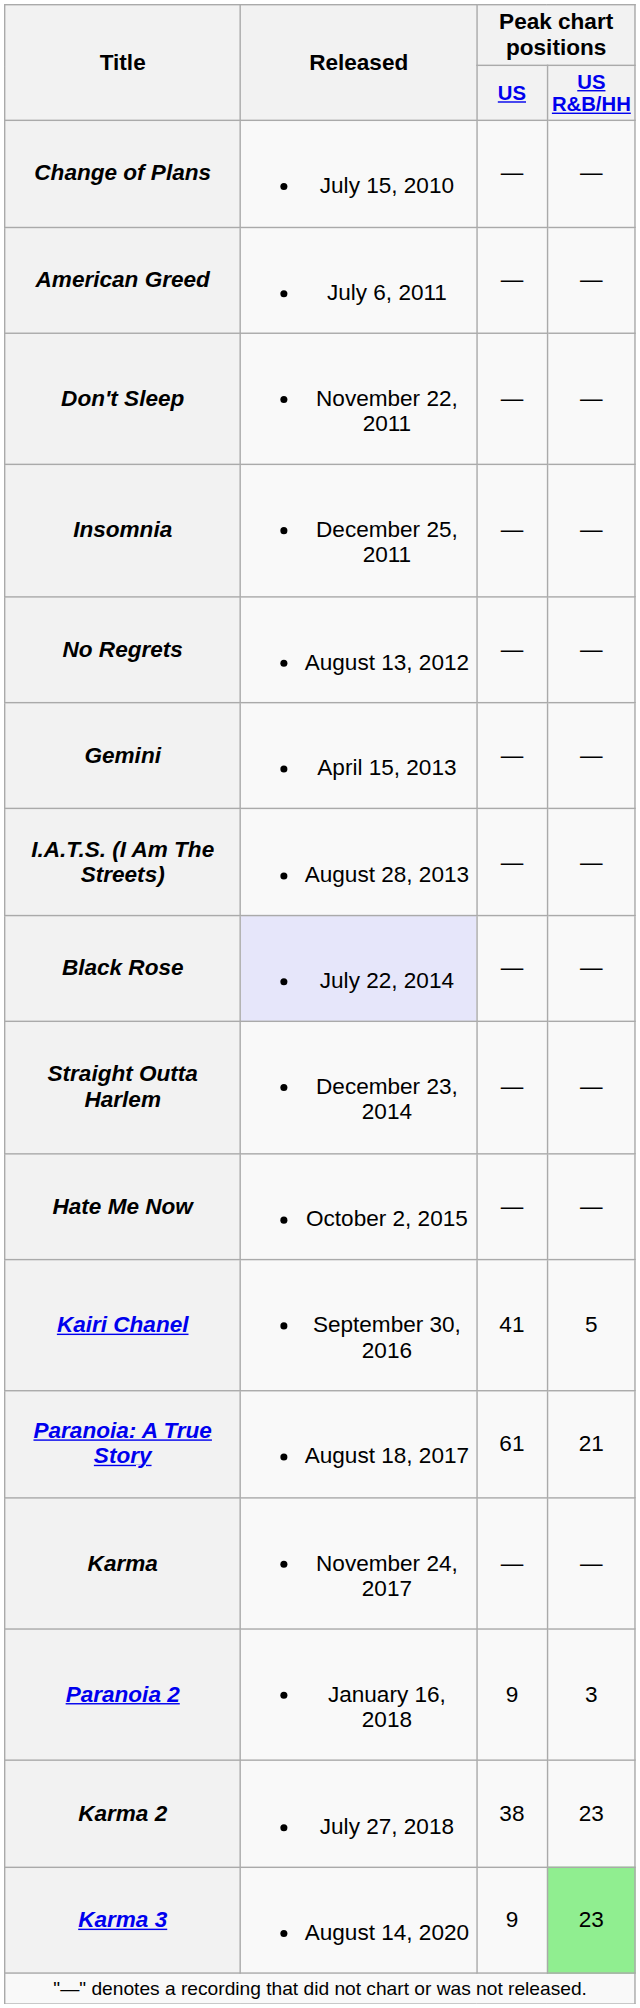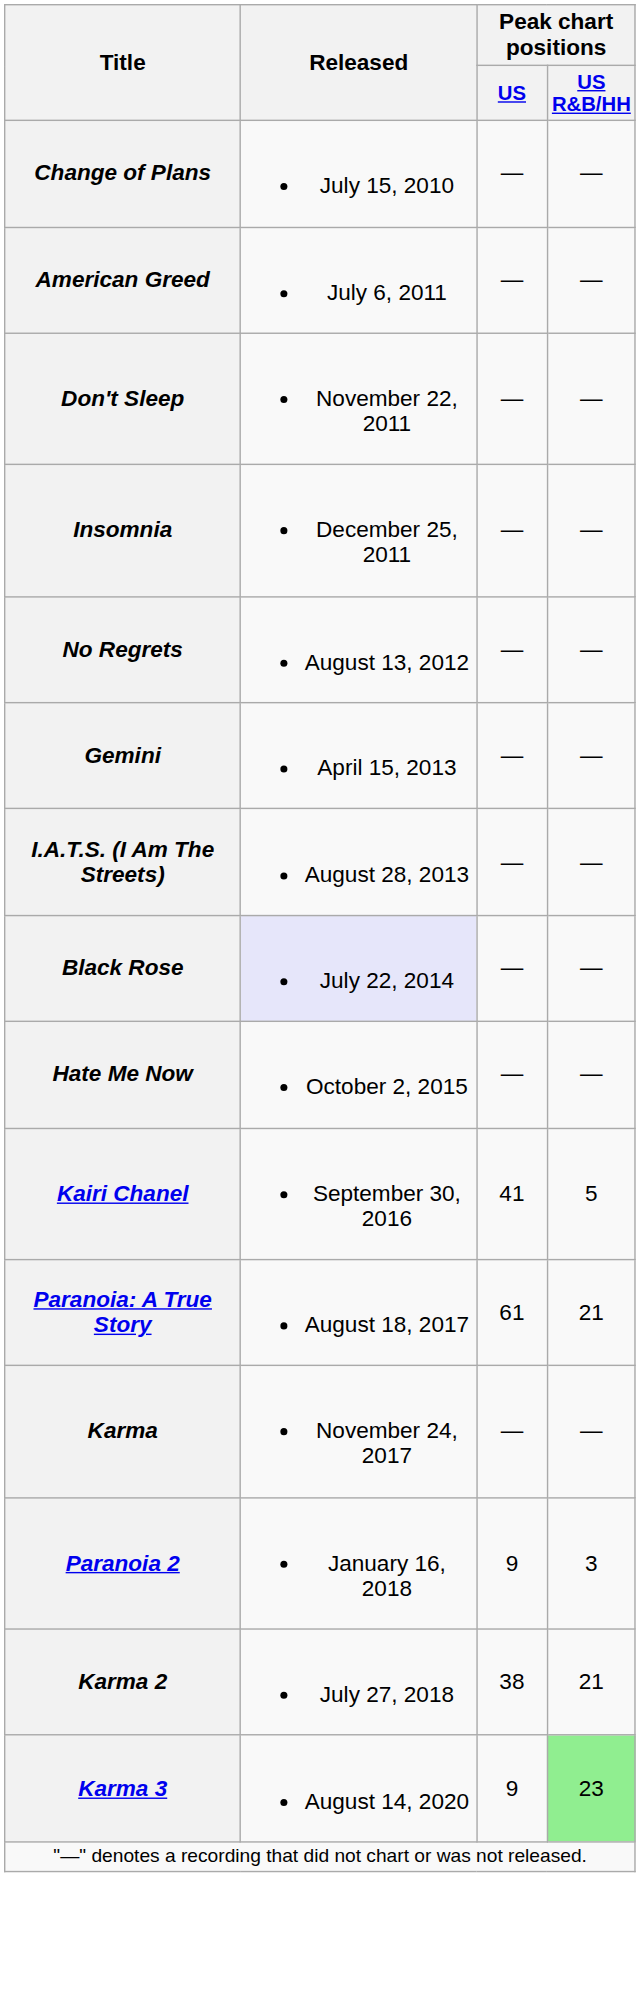- row: (123, 1087)
(591, 1813) 23 -> (591, 1681) 21
